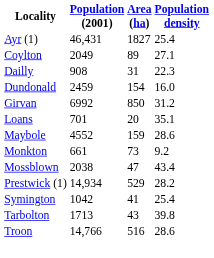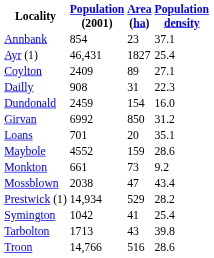+ row: (26, 39)
(81, 55) 2049 -> (81, 71) 2409
